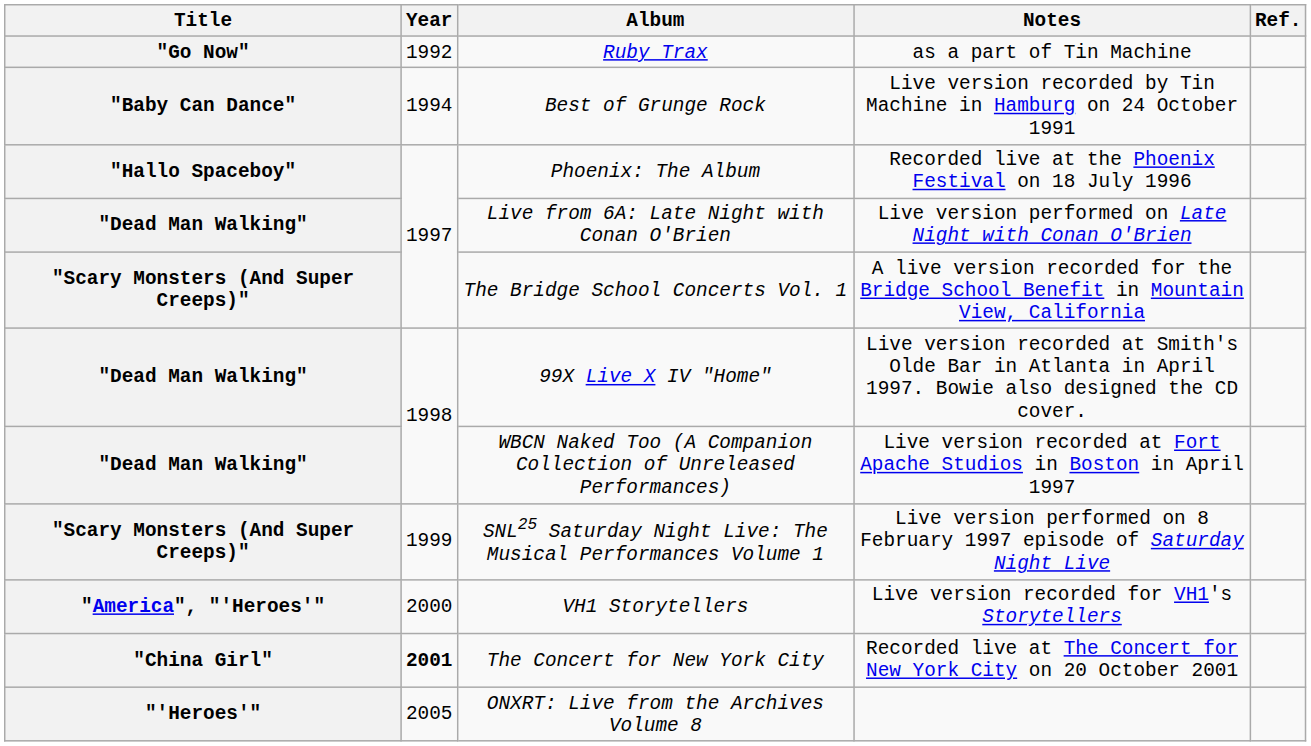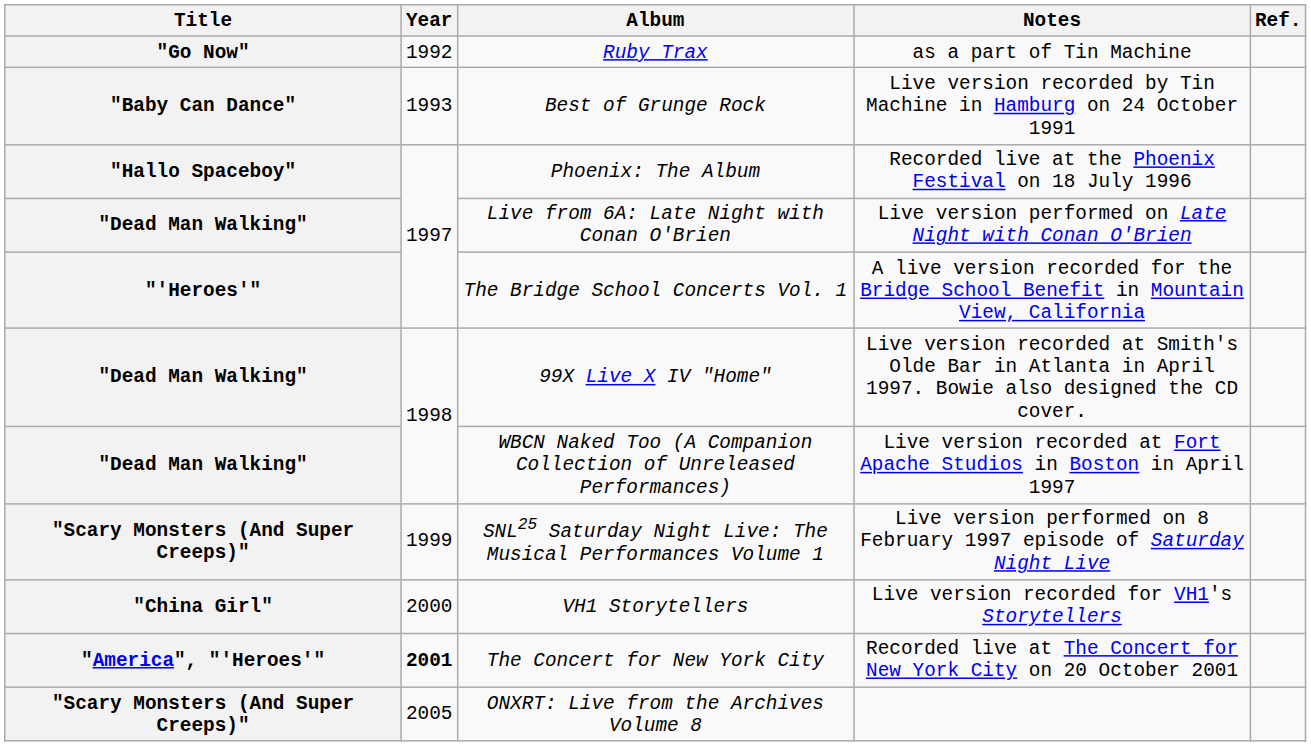(429, 106) 1994 -> (429, 106) 1993
(203, 290) "Scary Monsters (And Super Creeps)" -> (203, 290) "'Heroes'"
(203, 606) "America", "'Heroes'" -> (203, 606) "China Girl"
(203, 660) "China Girl" -> (203, 660) "America", "'Heroes'"
(203, 714) "'Heroes'" -> (203, 714) "Scary Monsters (And Super Creeps)"
